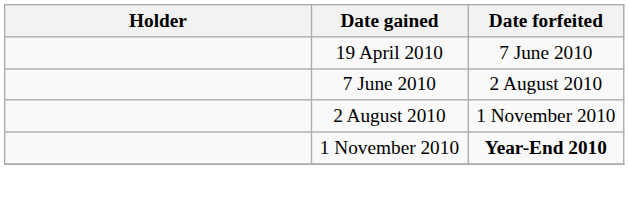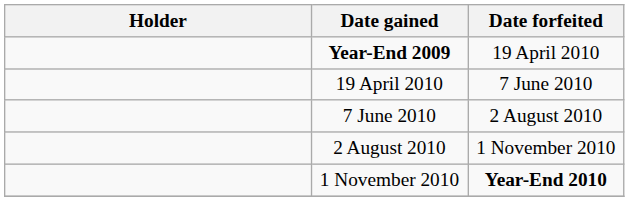+ row: (389, 52)
